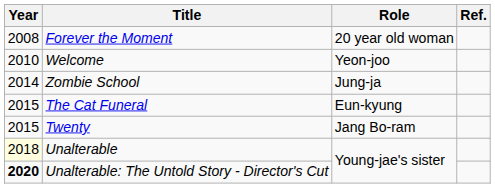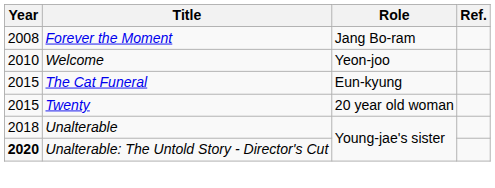(394, 37) 20 year old woman -> (375, 37) Jang Bo-ram
- row: (92, 82)
(375, 127) Jang Bo-ram -> (394, 104) 20 year old woman
(23, 149) lightyellow background -> (23, 127) no background
